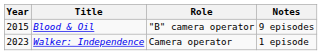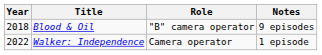(18, 27) 2015 -> (18, 27) 2018
(18, 42) 2023 -> (18, 42) 2022
